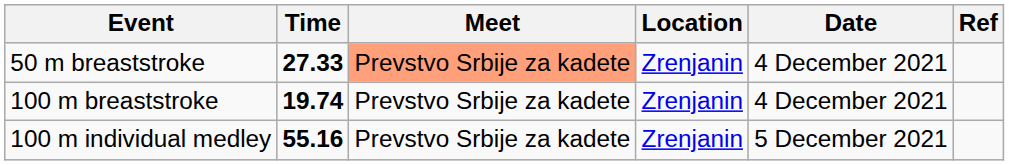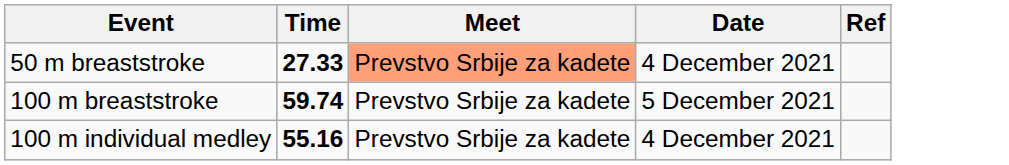- column: (692, 23)
(313, 100) 19.74 -> (313, 100) 59.74
(851, 100) 4 December 2021 -> (738, 100) 5 December 2021
(851, 139) 5 December 2021 -> (738, 139) 4 December 2021
